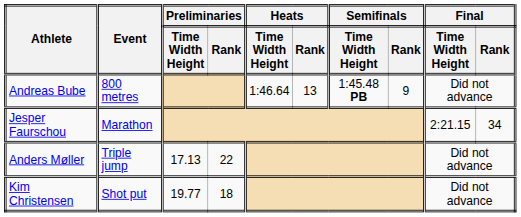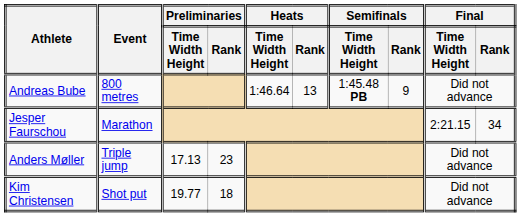(226, 160) 22 -> (226, 160) 23
